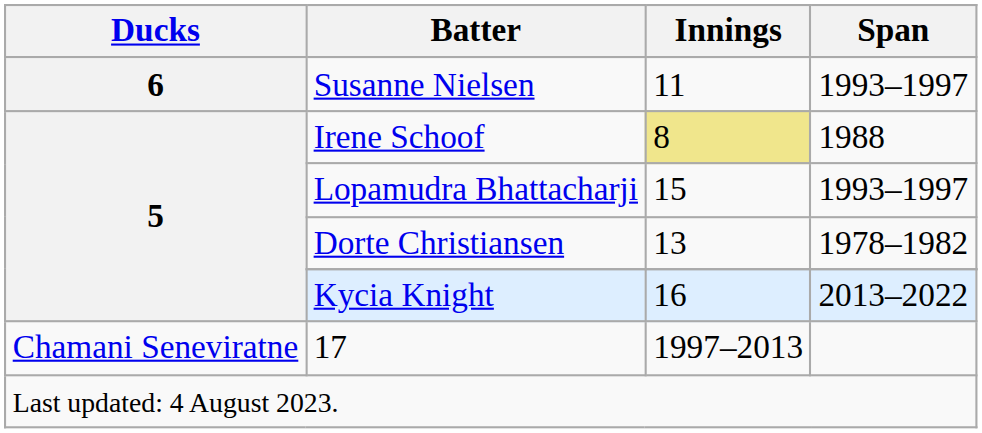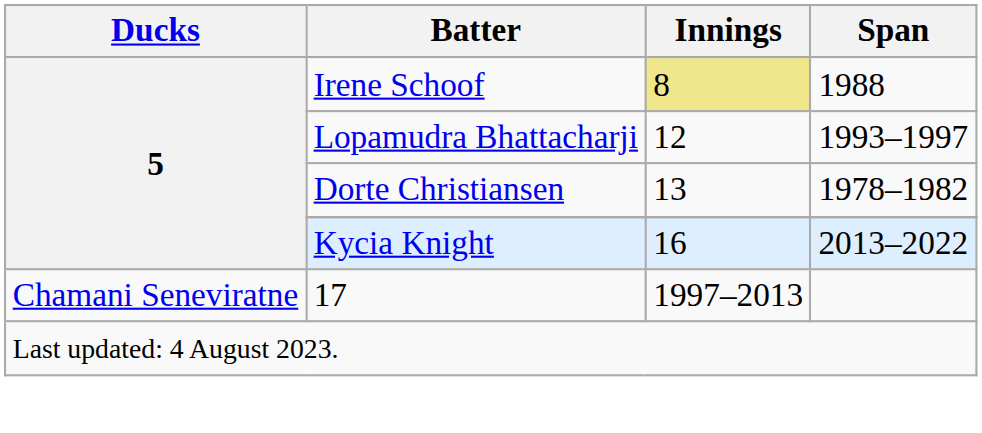- row: (424, 83)
(670, 189) 15 -> (670, 136) 12
